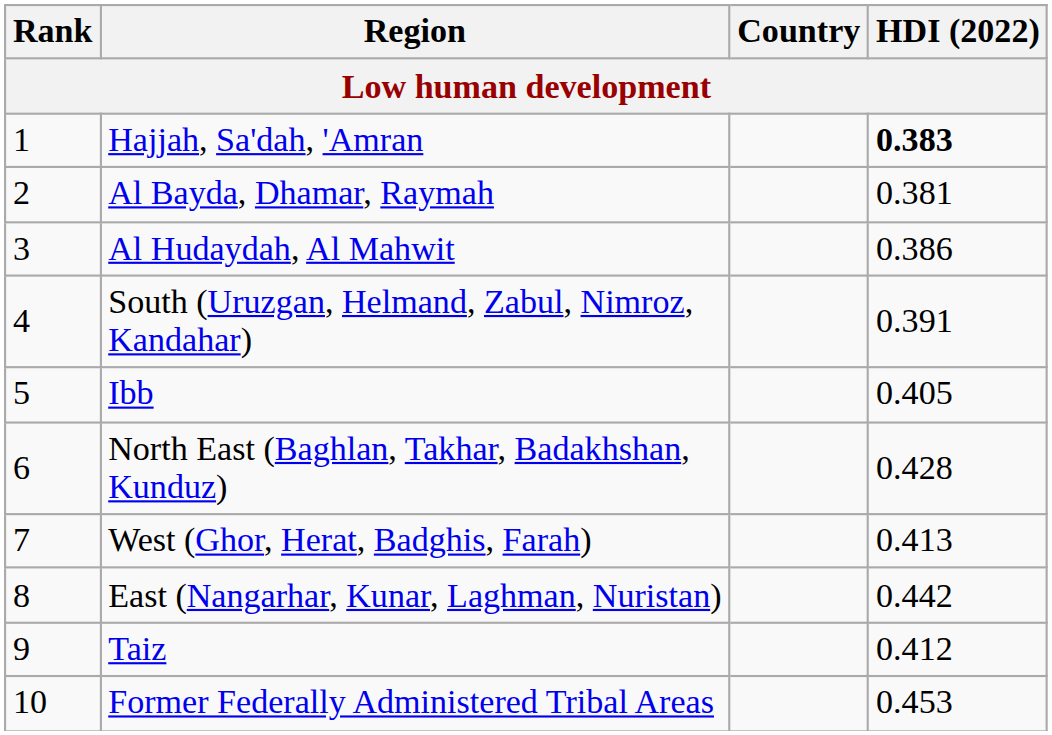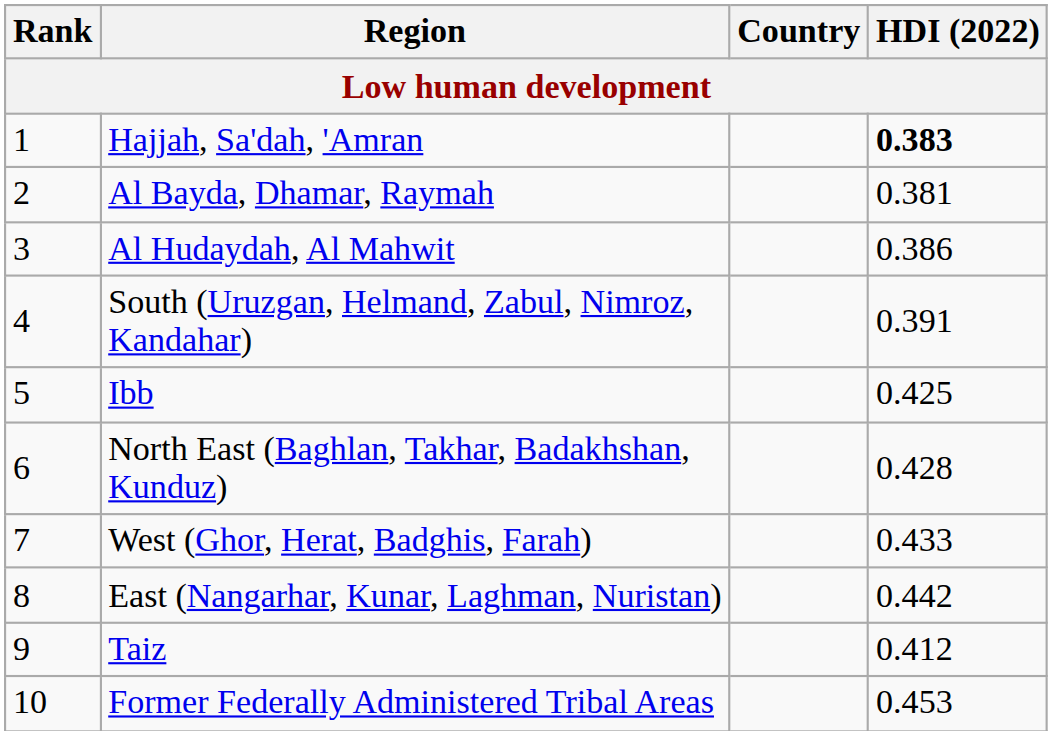(914, 394) 0.405 -> (914, 394) 0.425
(914, 540) 0.413 -> (914, 540) 0.433
